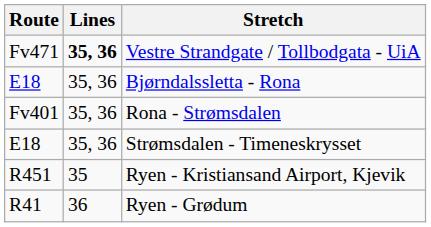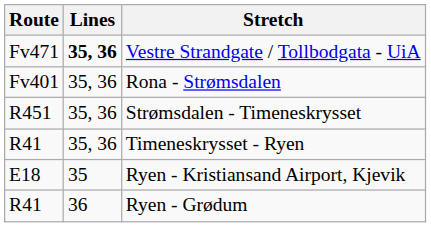- row: (213, 81)
(25, 143) E18 -> (30, 112) R451
+ row: (215, 143)
(30, 174) R451 -> (25, 174) E18
